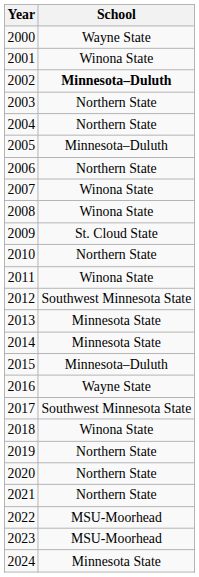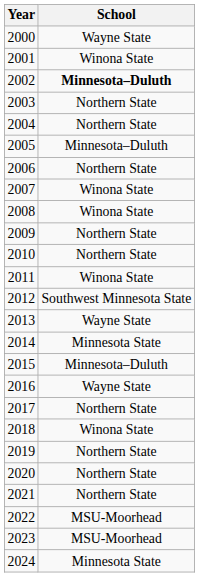(116, 233) St. Cloud State -> (116, 233) Northern State
(116, 320) Minnesota State -> (116, 320) Wayne State
(116, 408) Southwest Minnesota State -> (116, 408) Northern State
